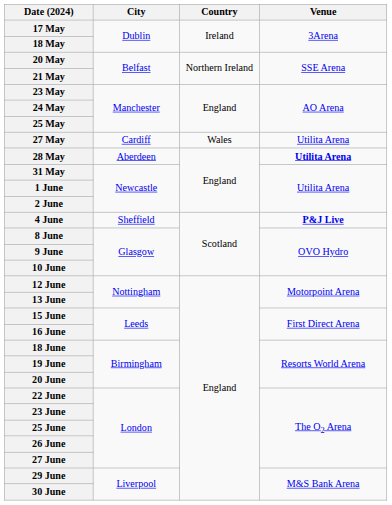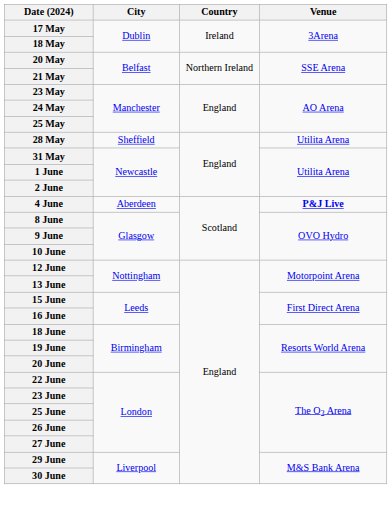- row: (49, 140)
(136, 156) Aberdeen -> (136, 140) Sheffield
(323, 156) bold -> (323, 140) normal
(136, 220) Sheffield -> (136, 204) Aberdeen
